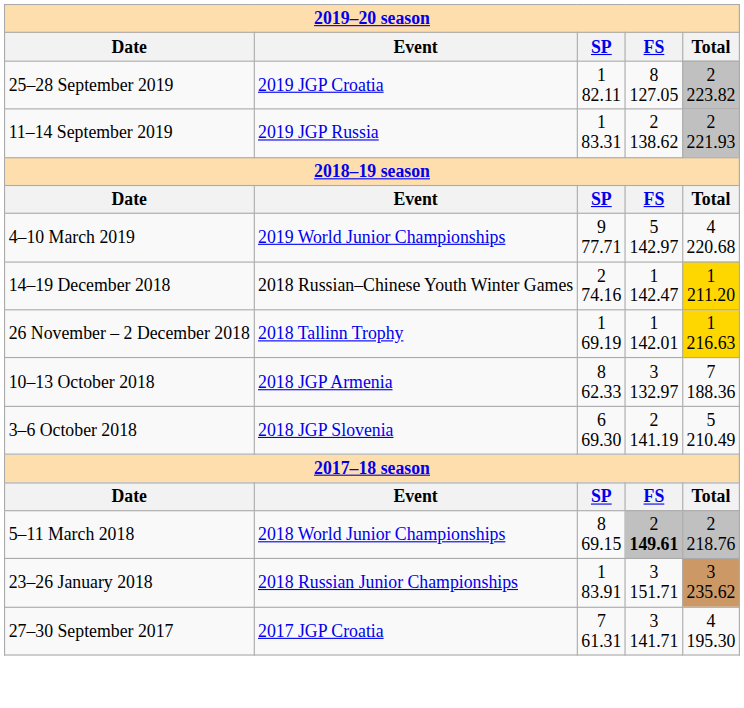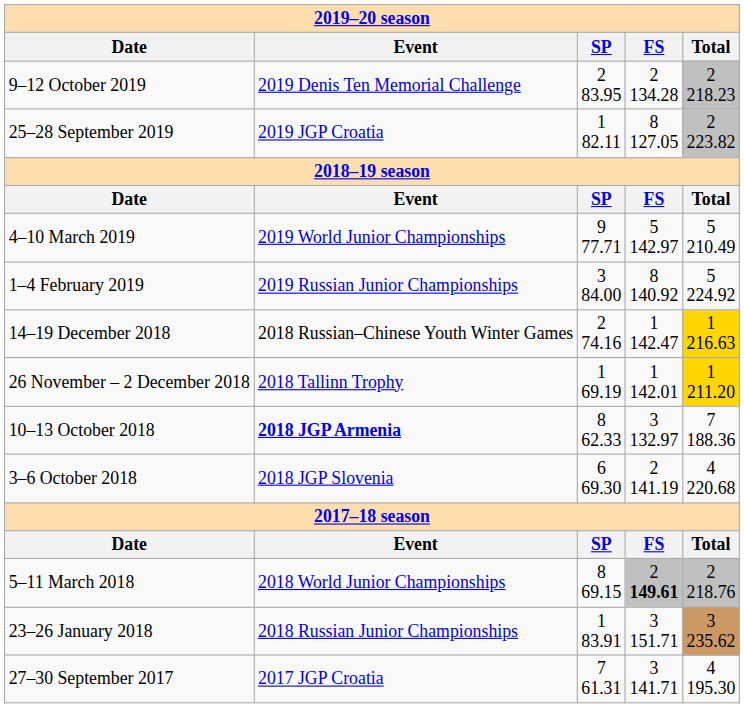+ row: (77, 84)
- row: (91, 133)
(711, 237) 4 220.68 -> (711, 237) 5 210.49
+ row: (76, 285)
(711, 285) 1 211.20 -> (711, 333) 1 216.63
(711, 333) 1 216.63 -> (711, 381) 1 211.20
(325, 381) normal -> (330, 430) bold
(711, 430) 5 210.49 -> (711, 478) 4 220.68
